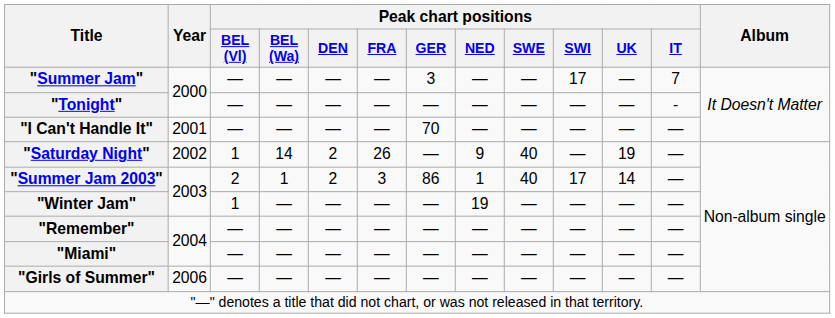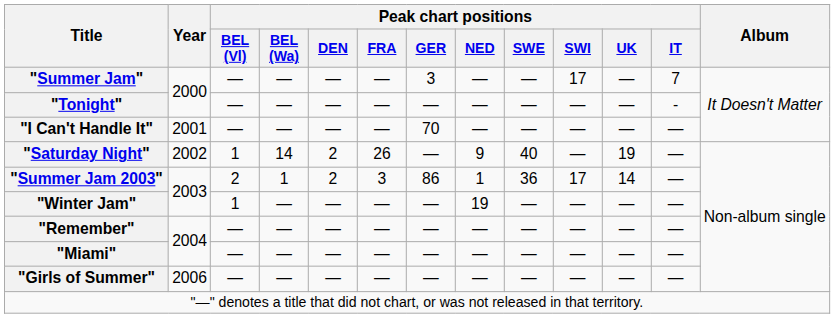(529, 179) 40 -> (529, 179) 36
